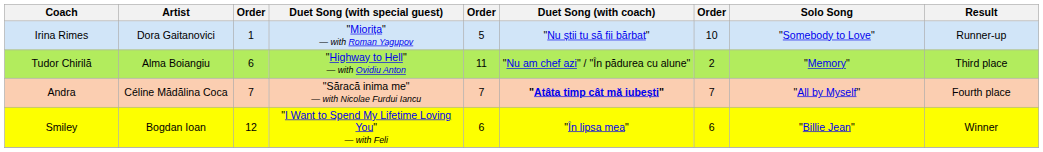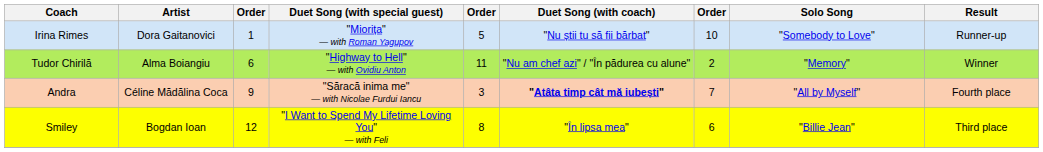(981, 64) Third place -> (981, 64) Winner
(251, 92) 7 -> (251, 92) 9
(481, 92) 7 -> (481, 92) 3
(481, 127) 6 -> (481, 127) 8
(981, 127) Winner -> (981, 127) Third place
